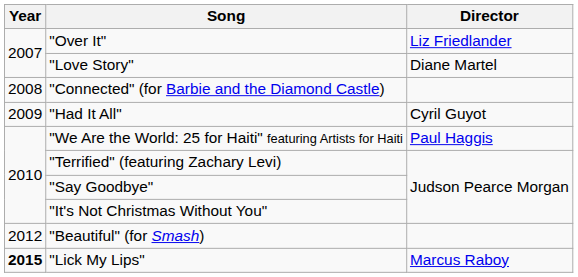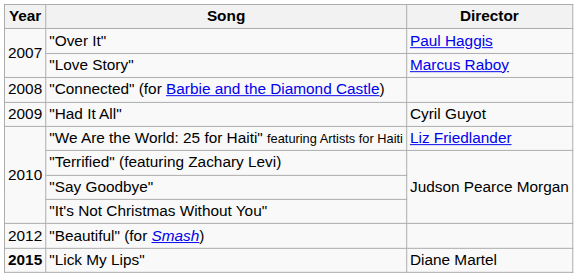(461, 41) Liz Friedlander -> (451, 41) Paul Haggis
(453, 65) Diane Martel -> (459, 65) Marcus Raboy
(451, 138) Paul Haggis -> (461, 138) Liz Friedlander
(459, 260) Marcus Raboy -> (453, 260) Diane Martel
